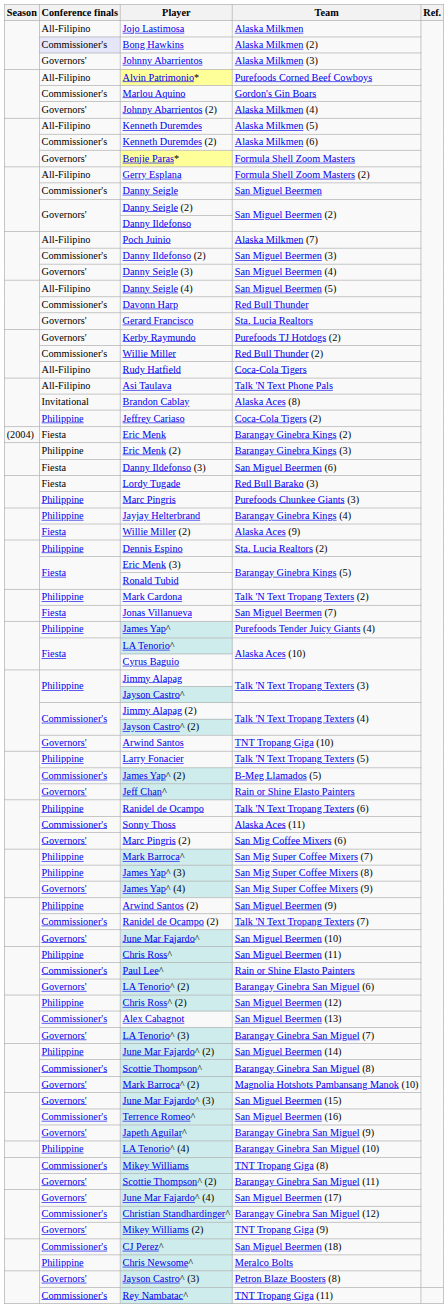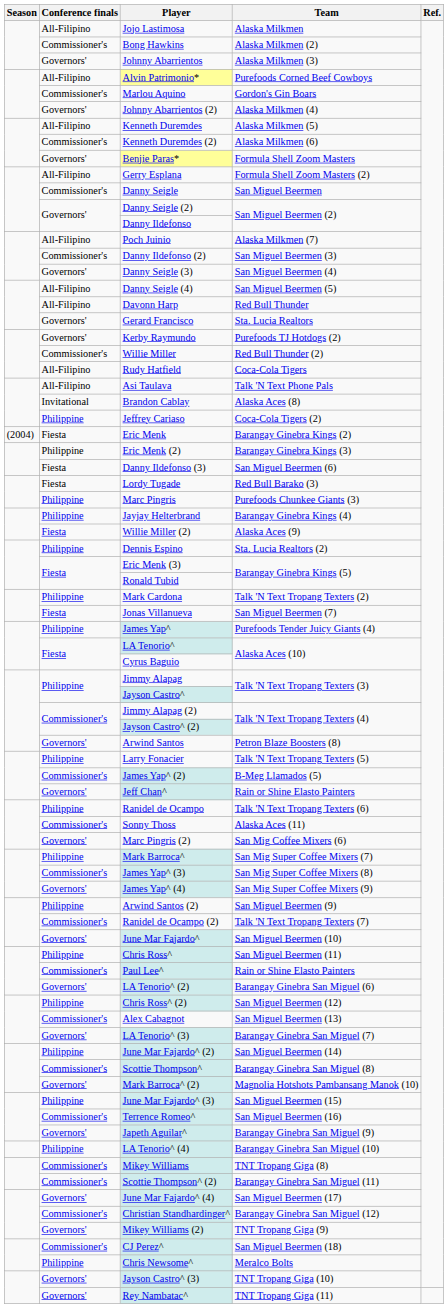(74, 45) lavender background -> (74, 45) no background
(74, 304) Commissioner's -> (66, 304) All-Filipino
(284, 743) TNT Tropang Giga (10) -> (288, 743) Petron Blaze Boosters (8)
(63, 873) Philippine -> (74, 873) Commissioner's
(64, 1100) Governors' -> (63, 1100) Philippine
(64, 1181) Governors' -> (74, 1181) Commissioner's
(288, 1279) Petron Blaze Boosters (8) -> (284, 1279) TNT Tropang Giga (10)
(74, 1295) Commissioner's -> (64, 1295) Governors'
